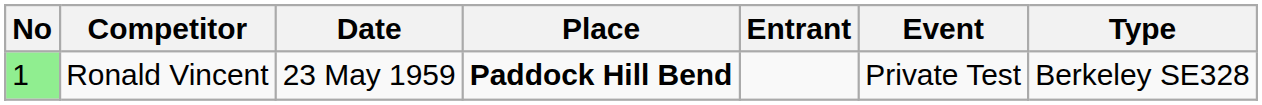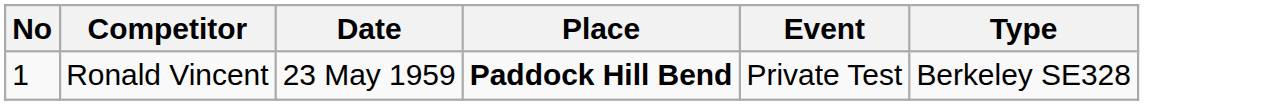- column: (799, 28)
(20, 75) lightgreen background -> (20, 75) no background
